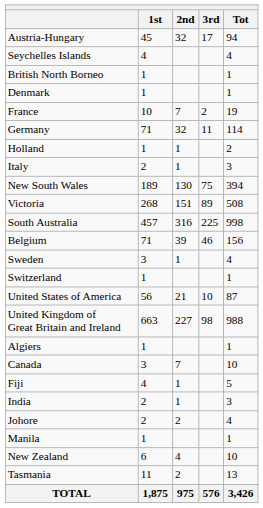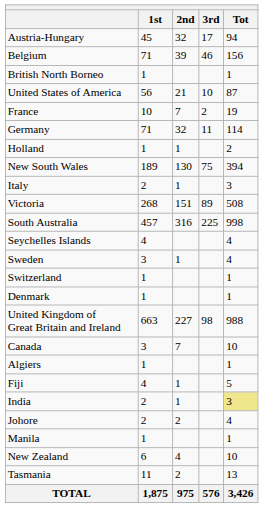rows swapped: (27, 240) <-> (49, 56)
rows swapped: (29, 93) <-> (64, 296)
rows swapped: (18, 166) <-> (48, 185)
rows swapped: (24, 346) <-> (25, 364)
(229, 401) no background -> (229, 401) khaki background
